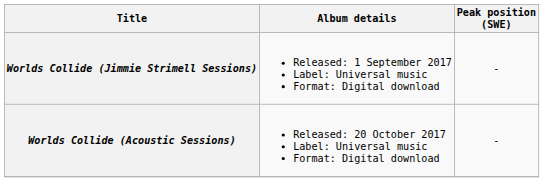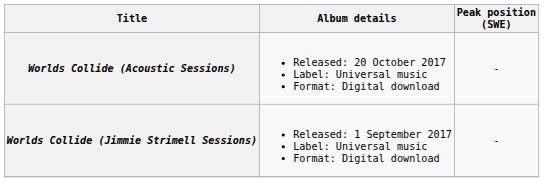rows swapped: (132, 69) <-> (132, 140)
